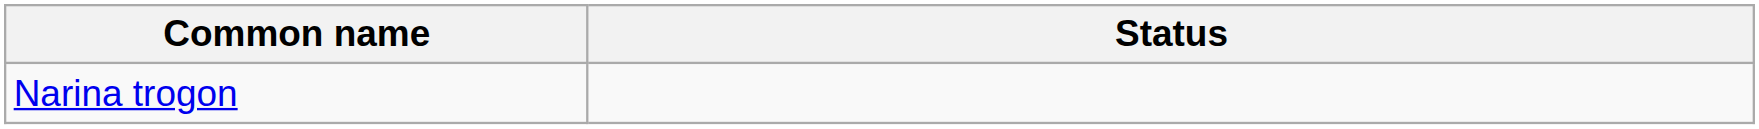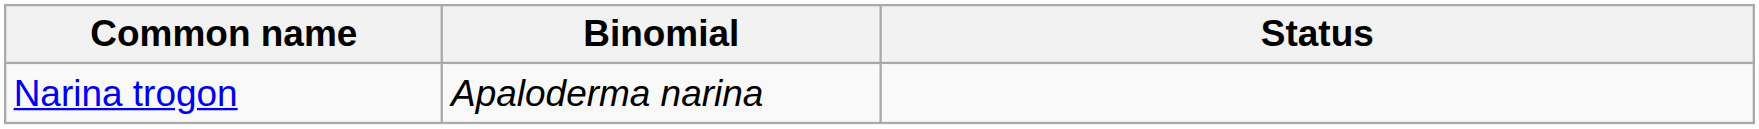+ column: (661, 33)
